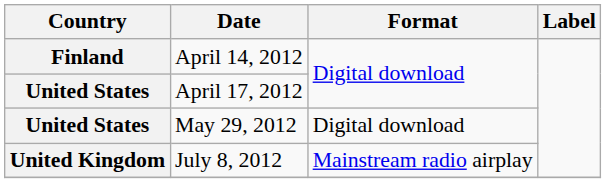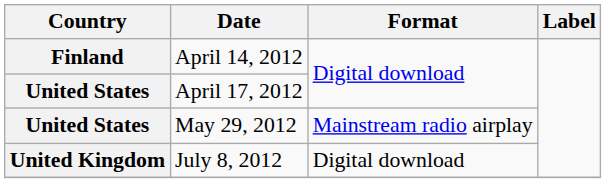(389, 125) Digital download -> (423, 125) Mainstream radio airplay
(423, 159) Mainstream radio airplay -> (389, 159) Digital download
